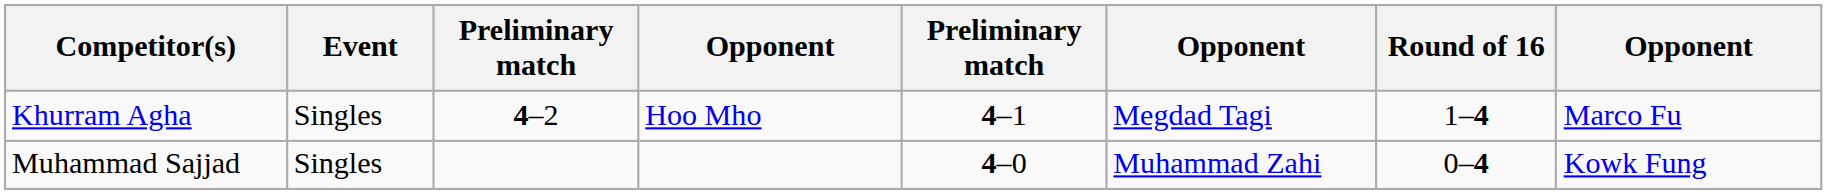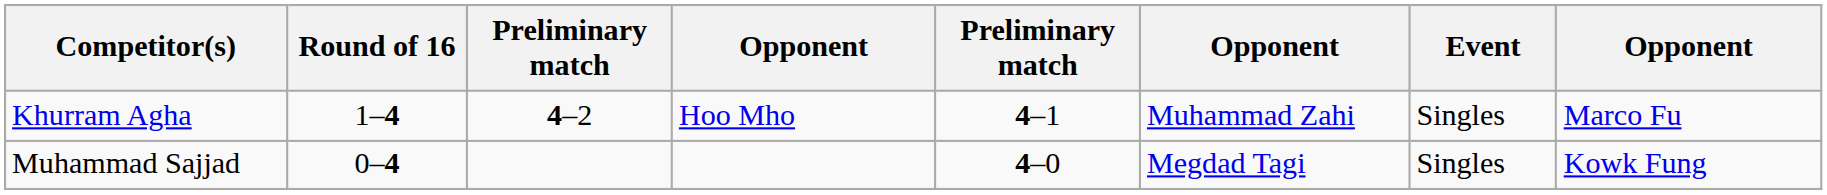columns swapped: (360, 47) <-> (1466, 47)
(1193, 114) Megdad Tagi -> (1251, 114) Muhammad Zahi
(1217, 164) Muhammad Zahi -> (1226, 164) Megdad Tagi
